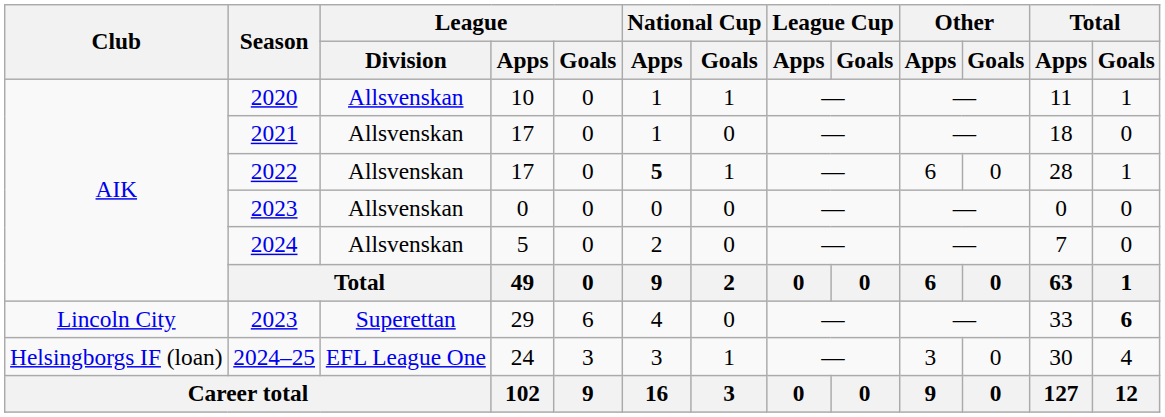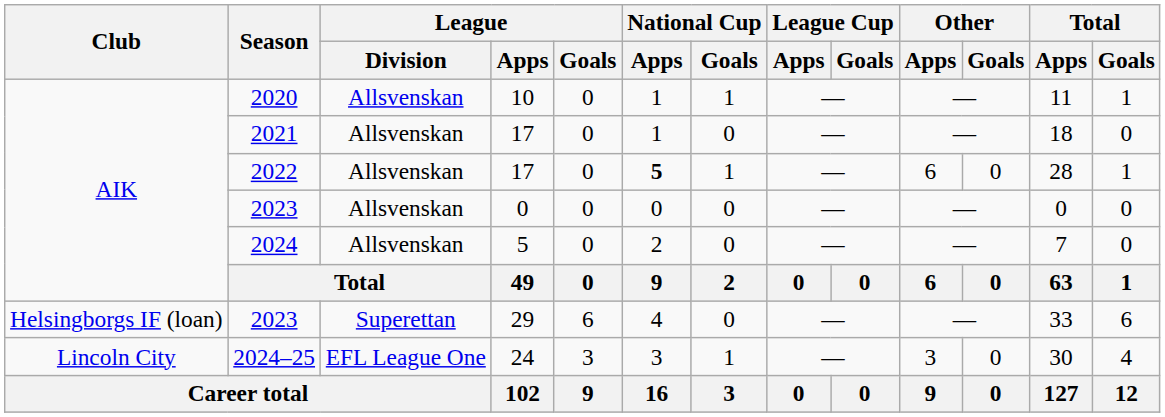(116, 319) Lincoln City -> (116, 319) Helsingborgs IF (loan)
(1126, 319) bold -> (1126, 319) normal
(116, 356) Helsingborgs IF (loan) -> (116, 356) Lincoln City
